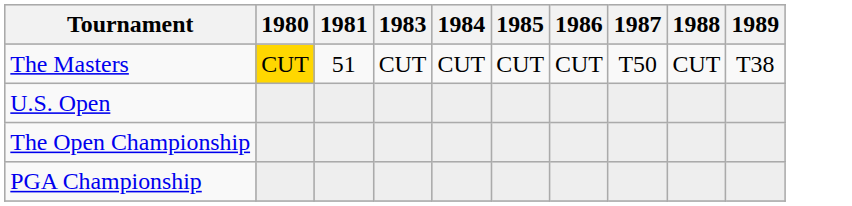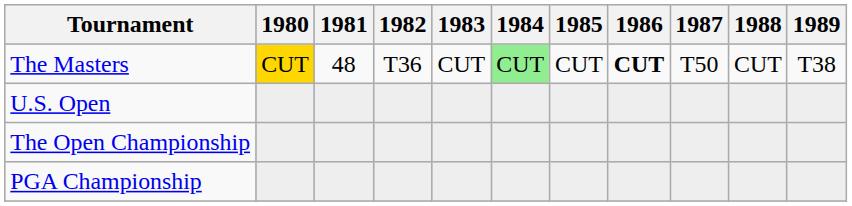+ column: (403, 24)
(344, 63) 51 -> (344, 63) 48
(461, 63) no background -> (520, 63) lightgreen background
(579, 63) normal -> (639, 63) bold
